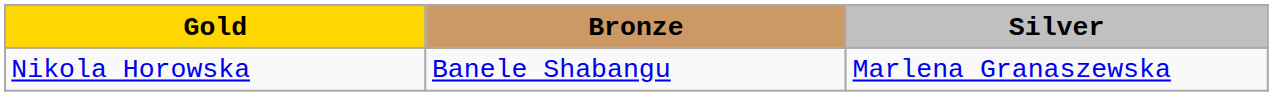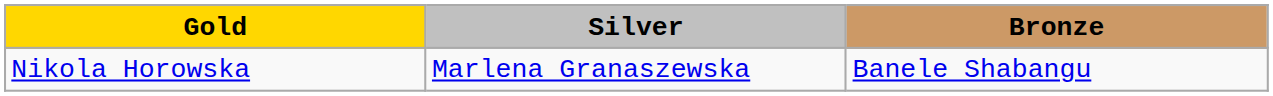columns swapped: (1057, 27) <-> (636, 27)
